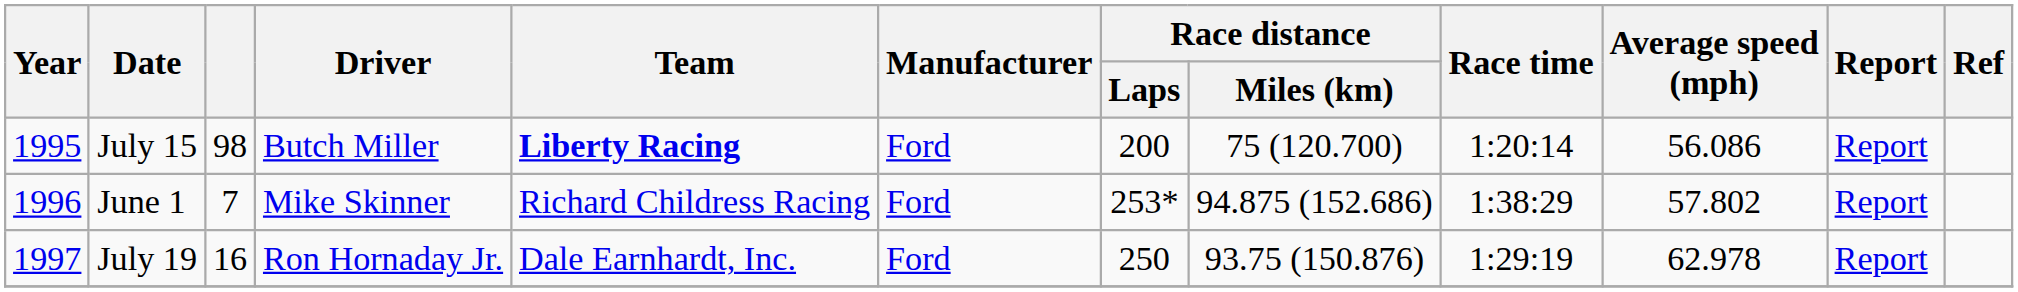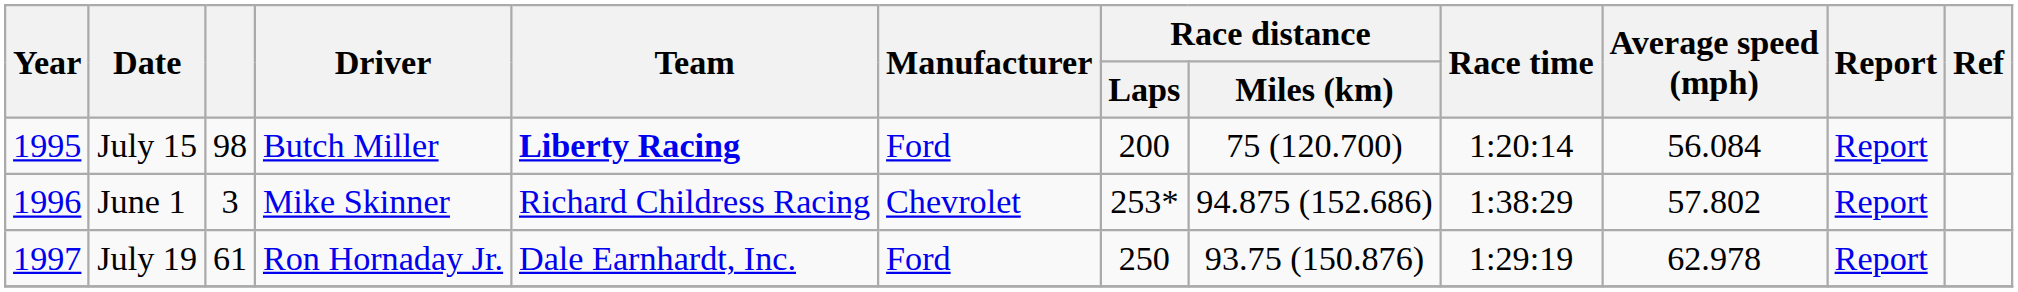(1714, 145) 56.086 -> (1714, 145) 56.084
(230, 202) 7 -> (230, 202) 3
(918, 202) Ford -> (953, 202) Chevrolet
(230, 258) 16 -> (230, 258) 61
